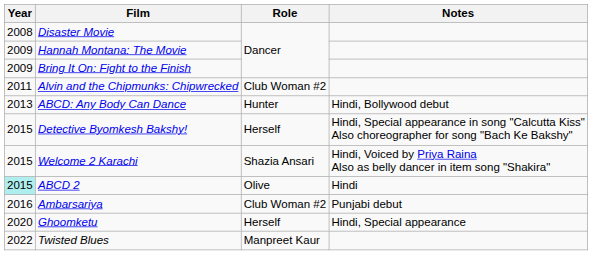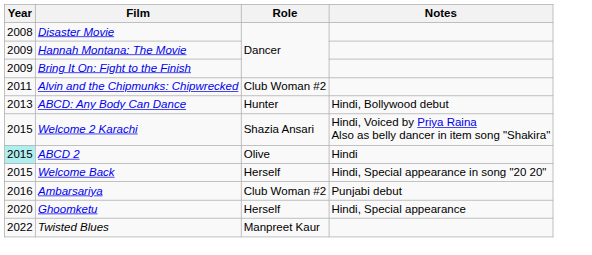- row: (113, 129)
+ row: (76, 172)
